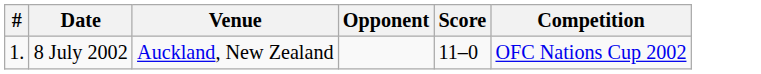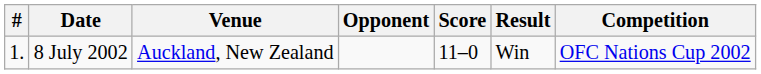+ column: (523, 20)
